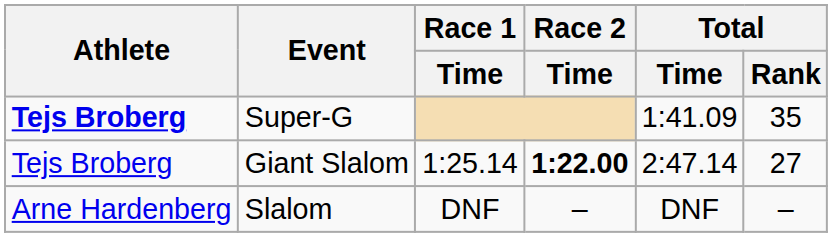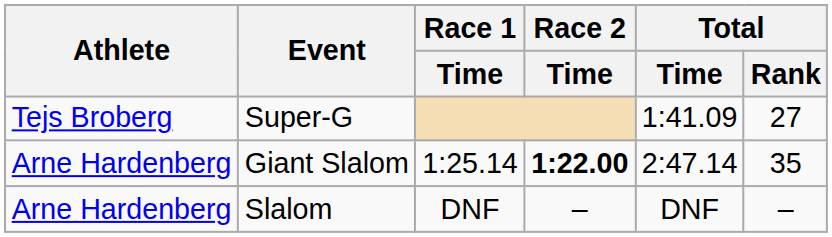(99, 119) bold -> (92, 119) normal
(786, 119) 35 -> (786, 119) 27
(92, 164) Tejs Broberg -> (122, 164) Arne Hardenberg
(786, 164) 27 -> (786, 164) 35
